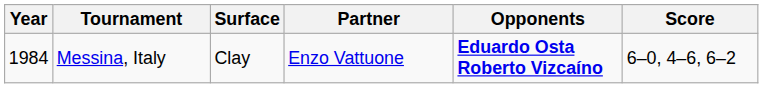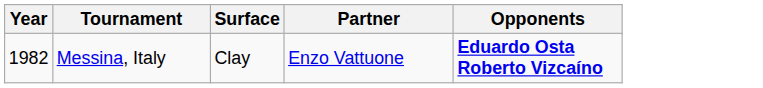- column: (690, 18)
(29, 57) 1984 -> (29, 57) 1982
